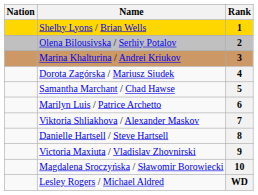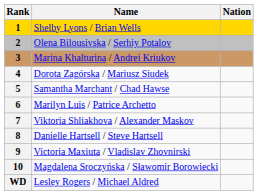columns swapped: (239, 12) <-> (21, 12)
